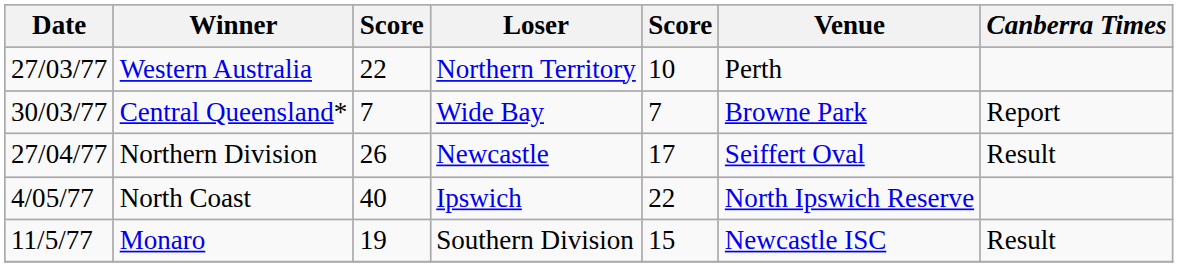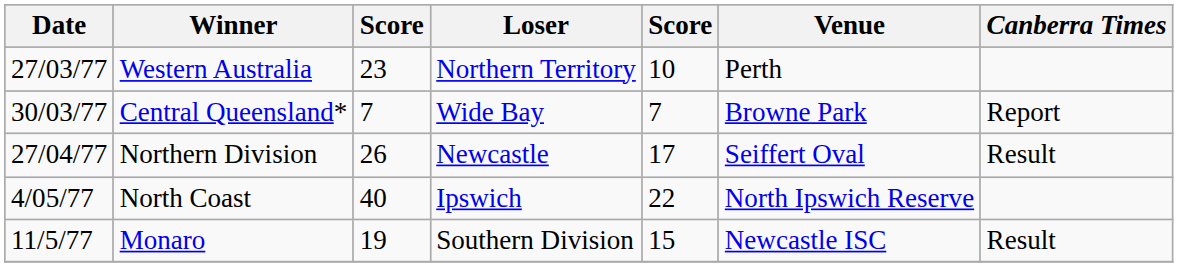(373, 68) 22 -> (373, 68) 23
